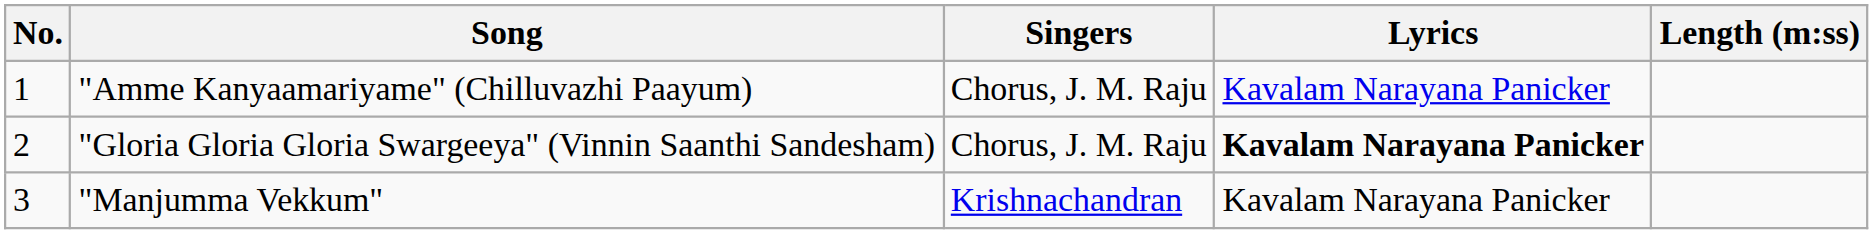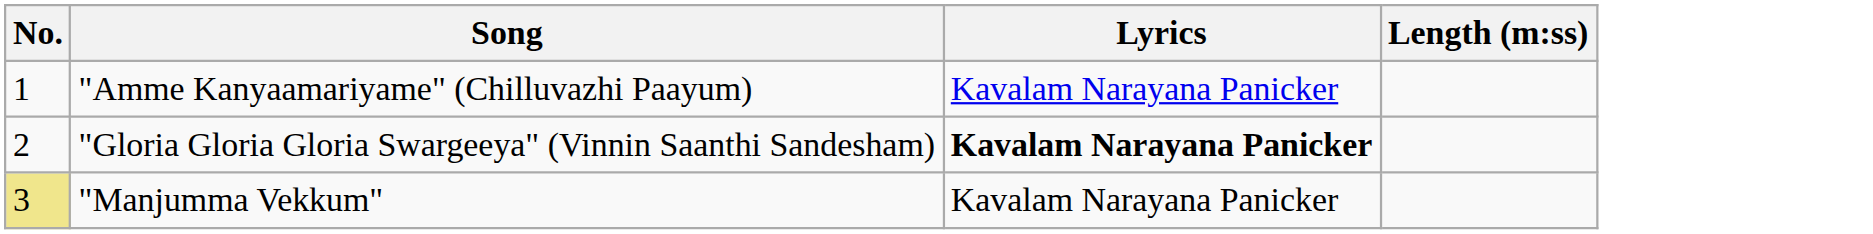- column: (1079, 32)
(21, 200) no background -> (21, 200) khaki background
